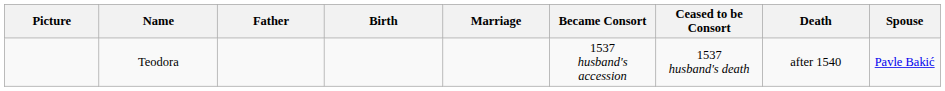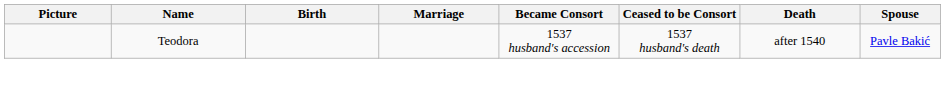- column: (271, 21)
